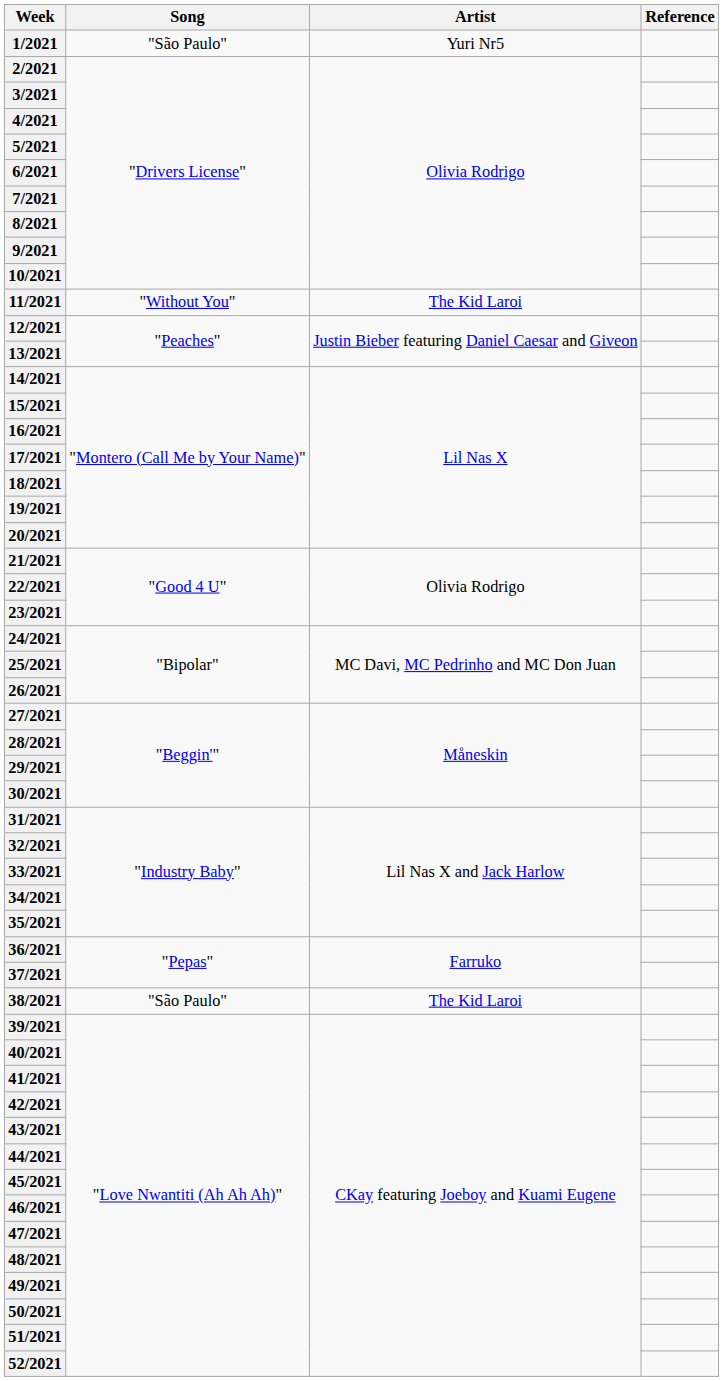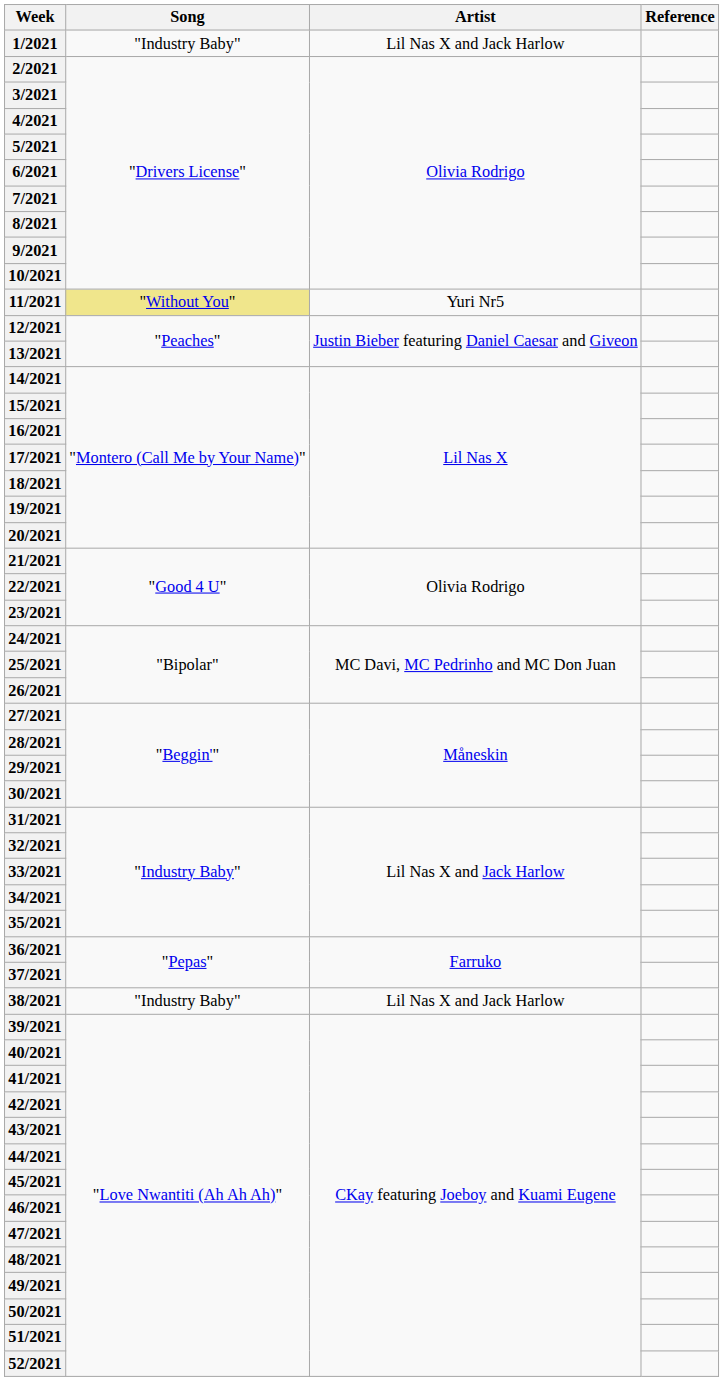(187, 43) "São Paulo" -> (187, 43) "Industry Baby"
(475, 43) Yuri Nr5 -> (475, 43) Lil Nas X and Jack Harlow
(187, 302) no background -> (187, 302) khaki background
(475, 302) The Kid Laroi -> (475, 302) Yuri Nr5
(187, 1000) "São Paulo" -> (187, 1000) "Industry Baby"
(475, 1000) The Kid Laroi -> (475, 1000) Lil Nas X and Jack Harlow
